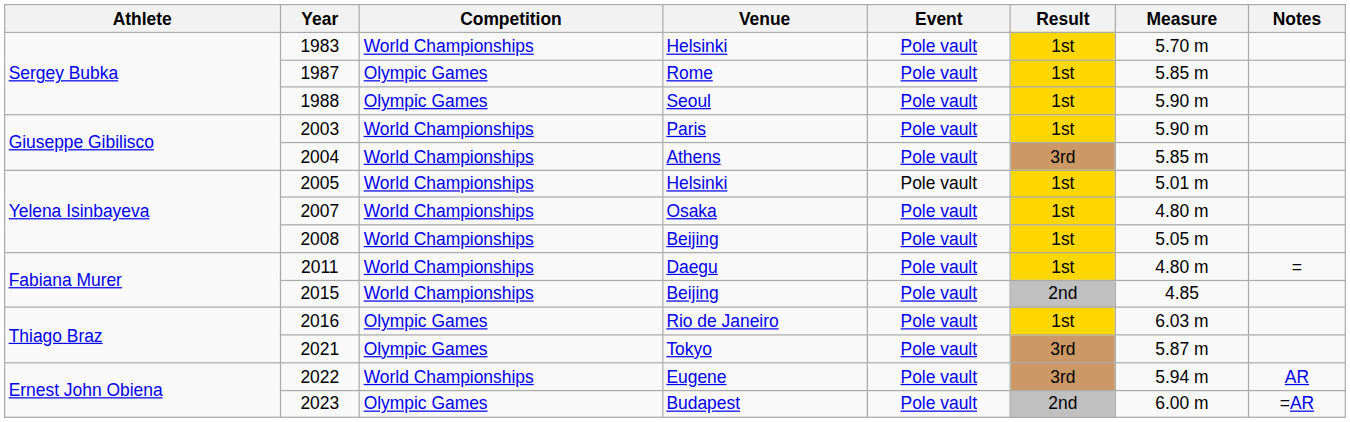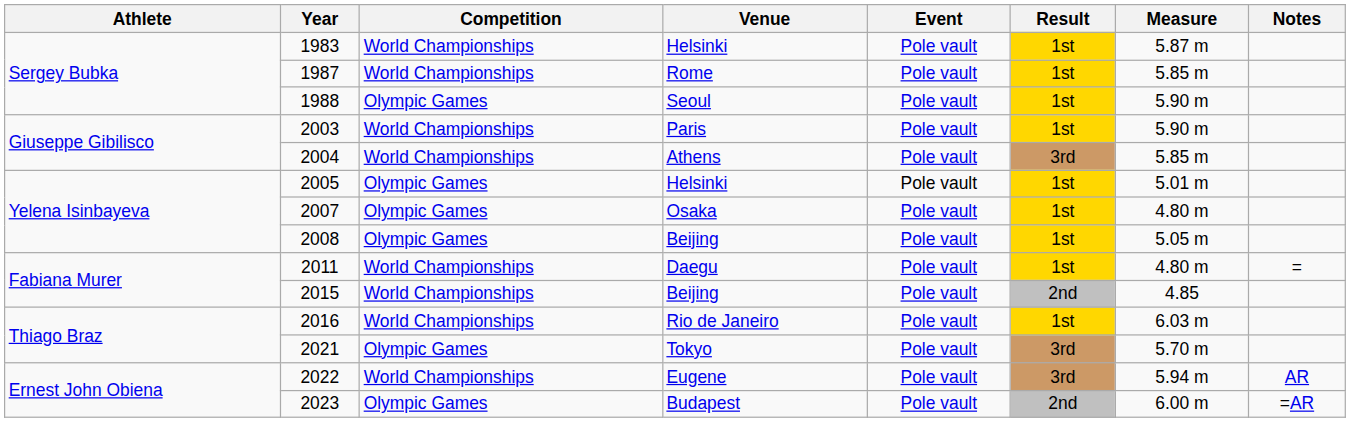(1182, 46) 5.70 m -> (1182, 46) 5.87 m
(426, 74) Olympic Games -> (449, 74) World Championships
(449, 184) World Championships -> (426, 184) Olympic Games
(449, 211) World Championships -> (426, 211) Olympic Games
(449, 239) World Championships -> (426, 239) Olympic Games
(426, 322) Olympic Games -> (449, 322) World Championships
(1182, 349) 5.87 m -> (1182, 349) 5.70 m
